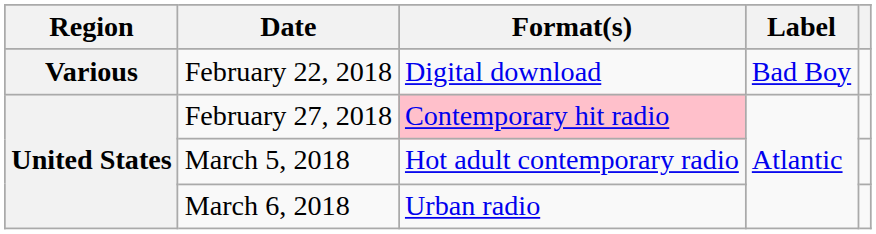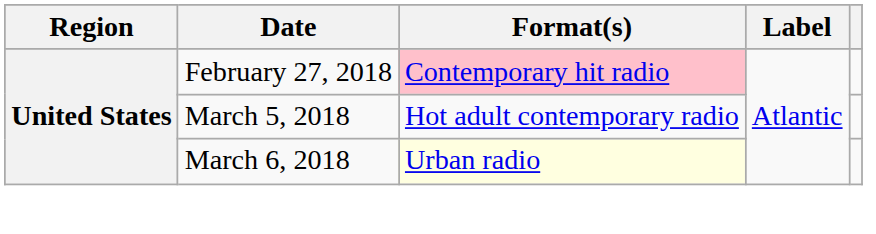- row: (288, 71)
(473, 205) no background -> (473, 160) lightyellow background
